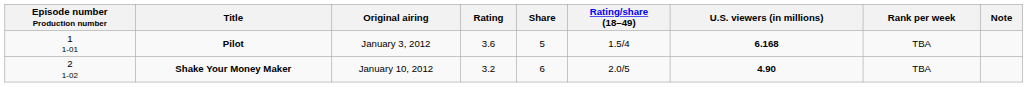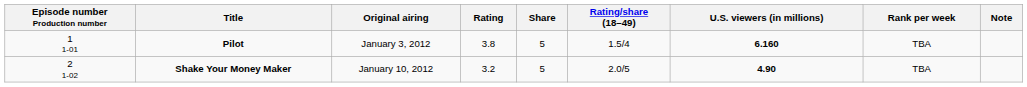(488, 44) 3.6 -> (488, 44) 3.8
(767, 44) 6.168 -> (767, 44) 6.160
(542, 70) 6 -> (542, 70) 5
